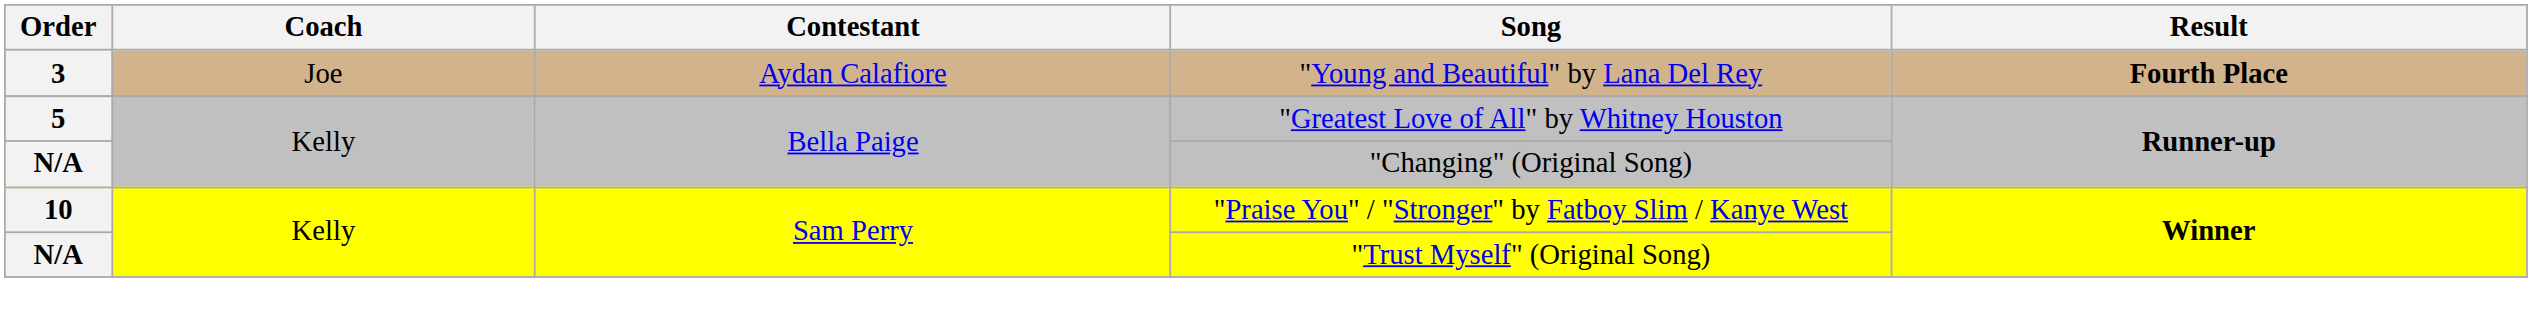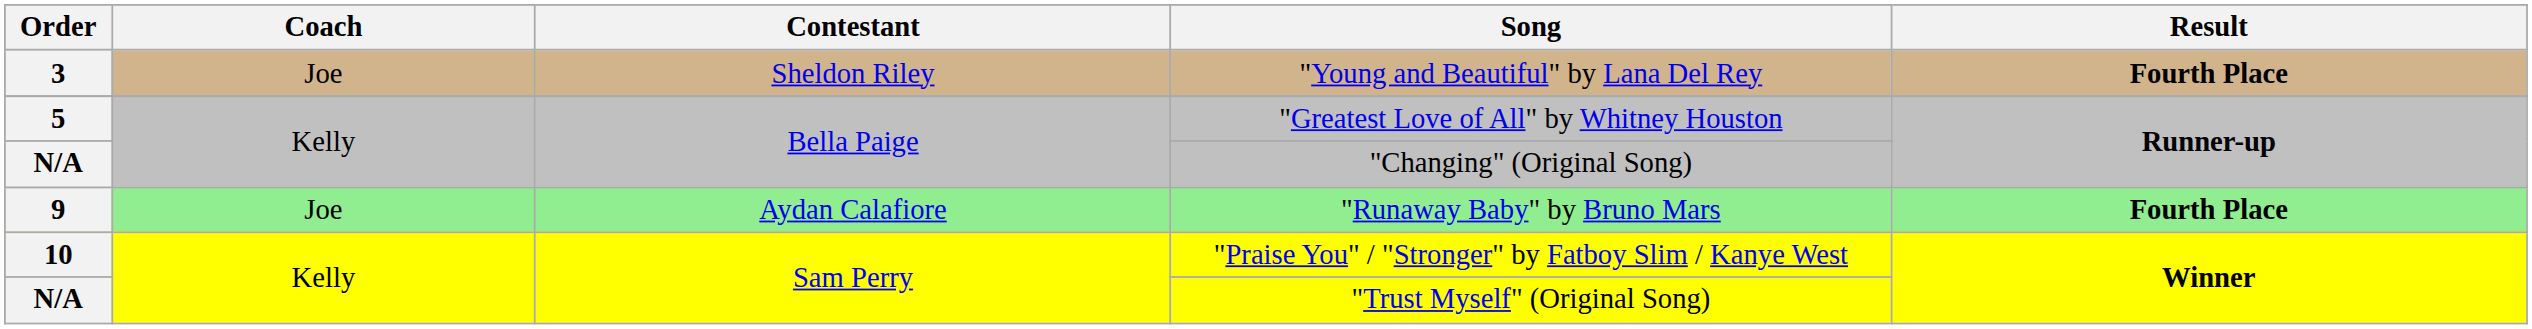(853, 72) Aydan Calafiore -> (853, 72) Sheldon Riley
+ row: (1531, 208)
